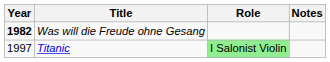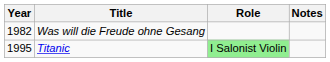(19, 31) bold -> (19, 31) normal
(19, 48) 1997 -> (19, 48) 1995
